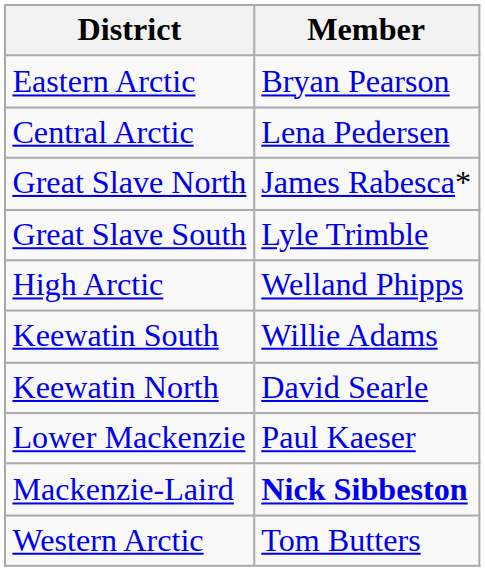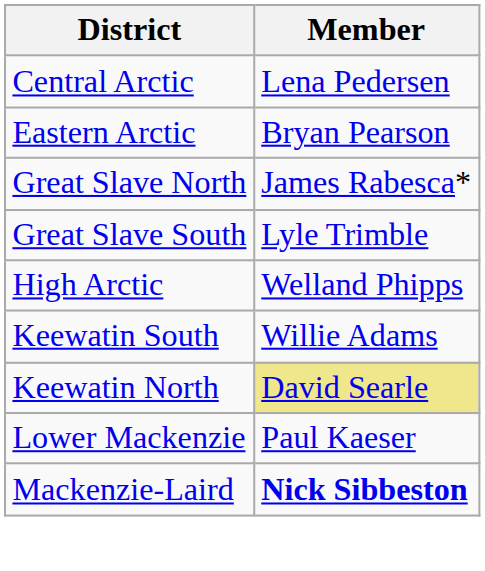rows swapped: (103, 132) <-> (104, 81)
(345, 387) no background -> (345, 387) khaki background
- row: (108, 540)
